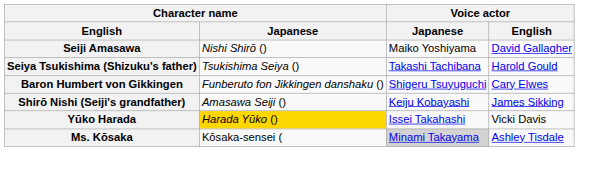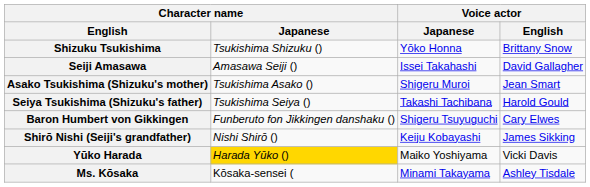+ row: (107, 48)
(234, 48) Nishi Shirō () -> (255, 66) Amasawa Seiji ()
(432, 48) Maiko Yoshiyama -> (438, 66) Issei Takahashi
+ row: (107, 84)
(244, 102) Amasawa Seiji () -> (245, 137) Nishi Shirō ()
(427, 119) Issei Takahashi -> (444, 155) Maiko Yoshiyama
(434, 137) lightgrey background -> (445, 173) no background
